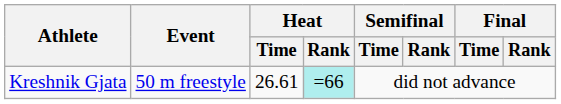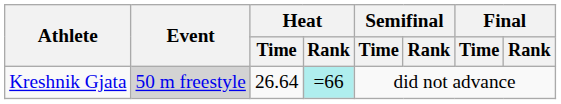(191, 82) no background -> (191, 82) lightgrey background
(277, 82) 26.61 -> (277, 82) 26.64
